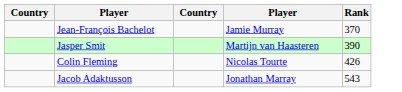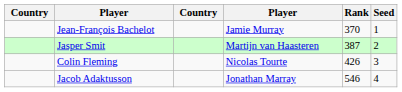+ column: (384, 12)
(352, 45) 390 -> (352, 45) 387
(352, 78) 543 -> (352, 78) 546
